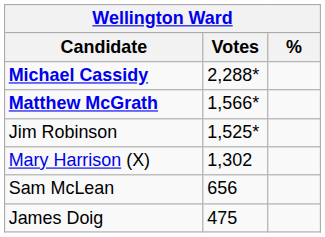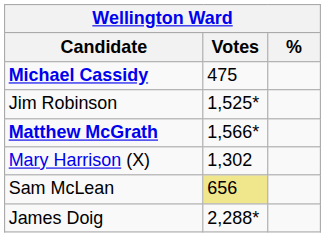(233, 75) 2,288* -> (222, 75) 475
rows swapped: (83, 103) <-> (63, 132)
(222, 189) no background -> (222, 189) khaki background
(222, 217) 475 -> (233, 217) 2,288*
